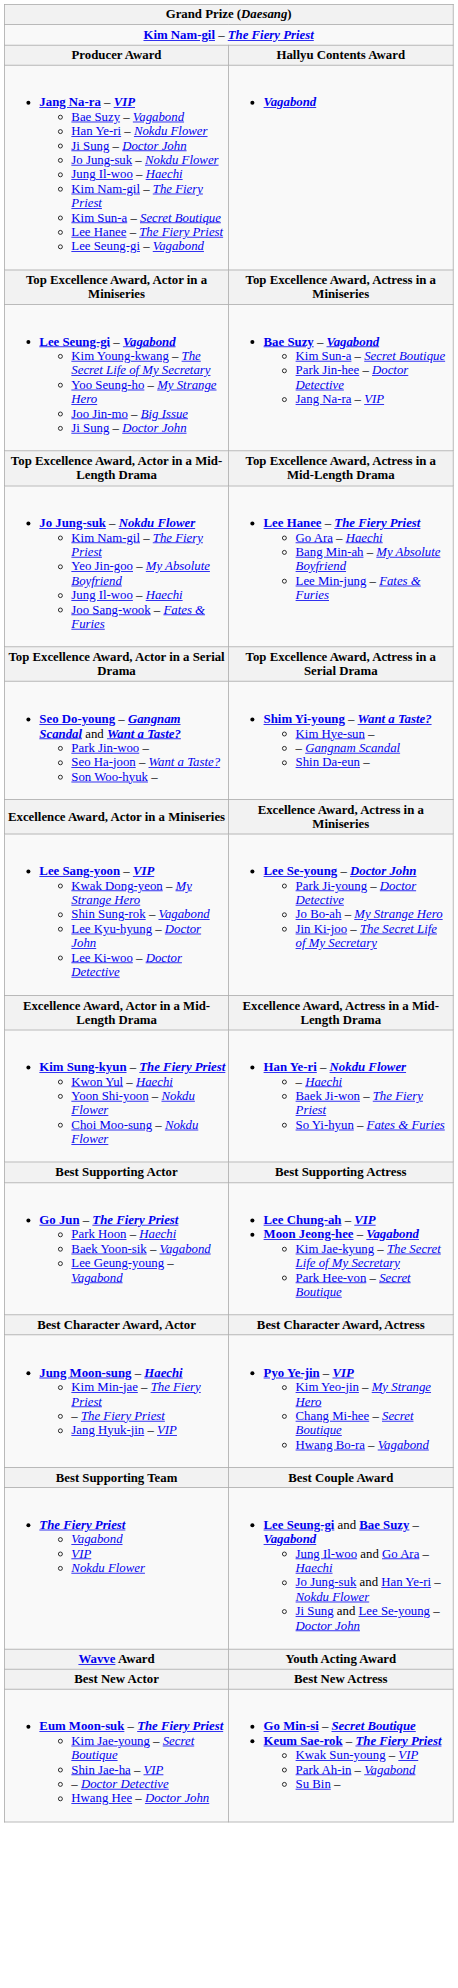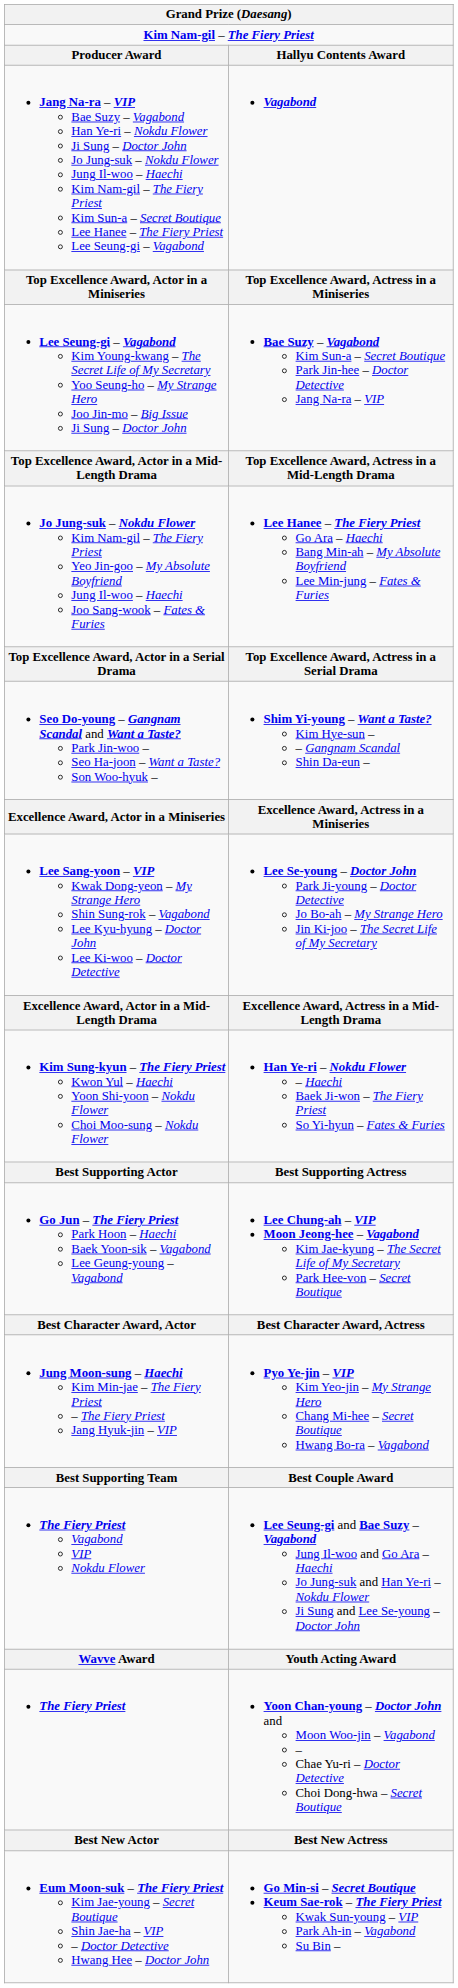+ row: (117, 1706)
